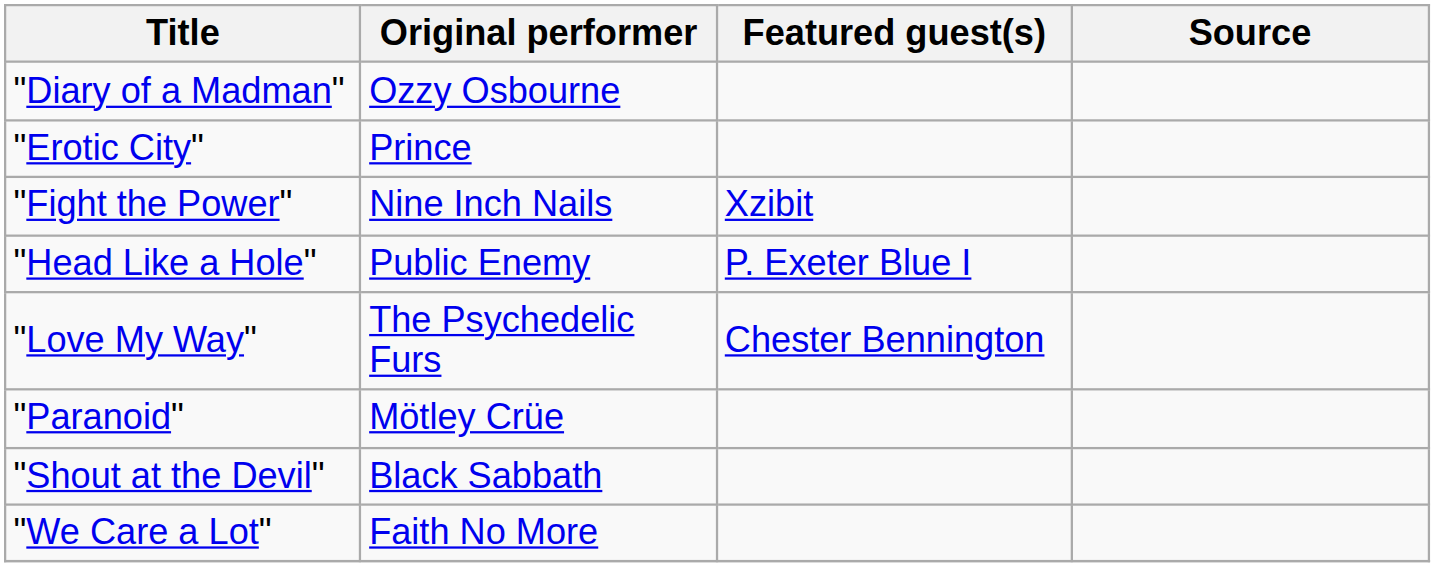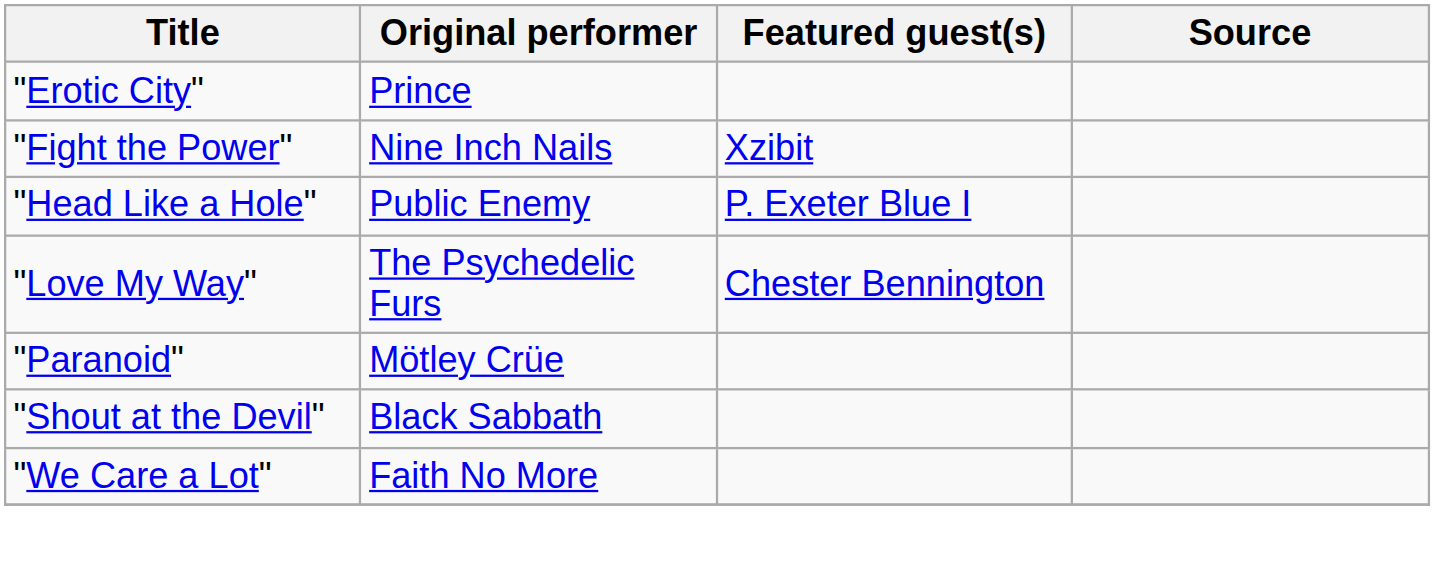- row: (179, 90)
